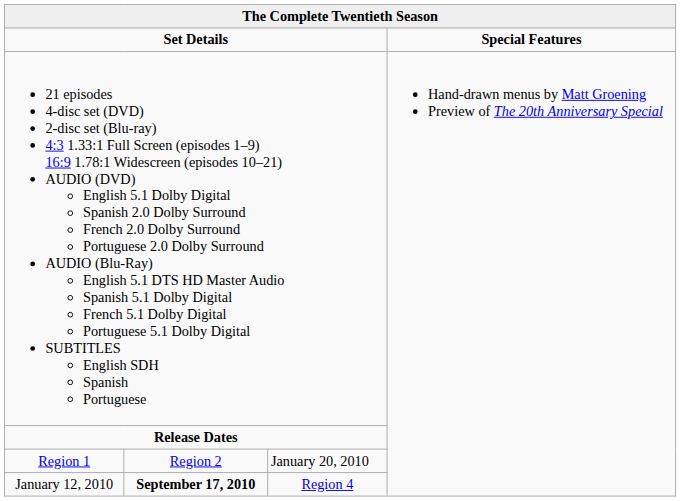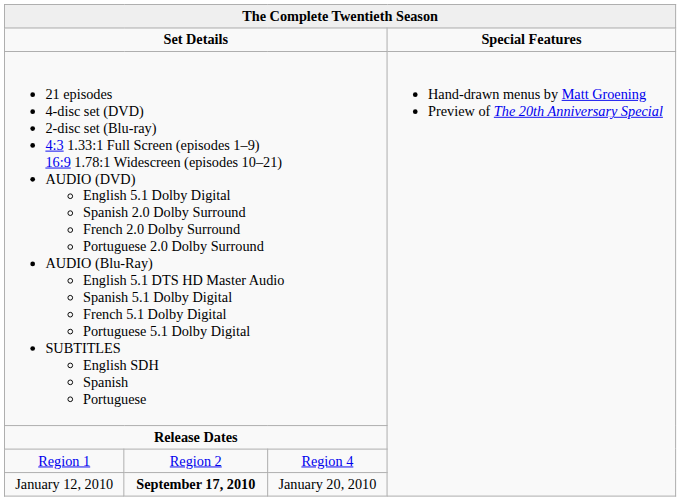(320, 460) January 20, 2010 -> (327, 460) Region 4
(327, 484) Region 4 -> (327, 484) January 20, 2010
